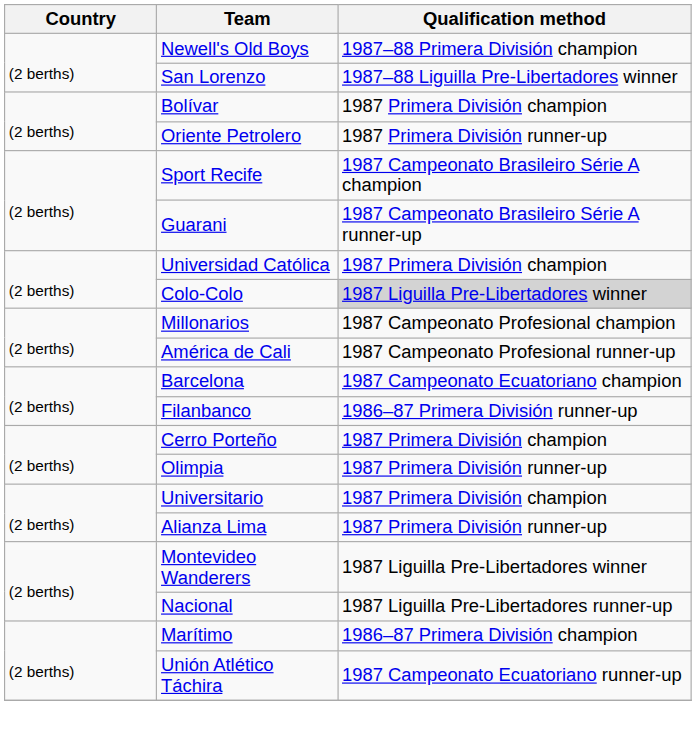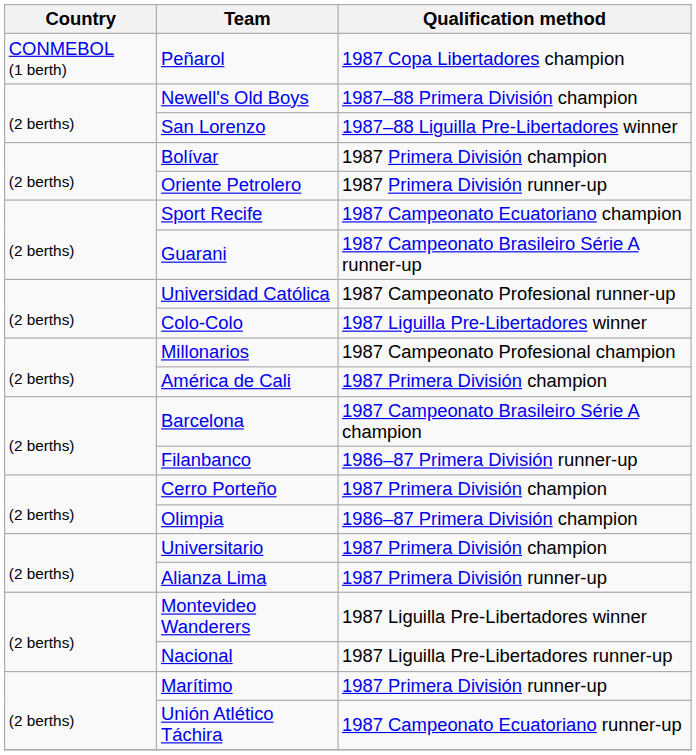+ row: (193, 58)
(490, 175) 1987 Campeonato Brasileiro Série A champion -> (512, 214) 1987 Campeonato Ecuatoriano champion
(474, 264) 1987 Primera División champion -> (509, 293) 1987 Campeonato Profesional runner-up
(494, 293) lightgrey background -> (494, 323) no background
(509, 352) 1987 Campeonato Profesional runner-up -> (474, 381) 1987 Primera División champion
(512, 381) 1987 Campeonato Ecuatoriano champion -> (490, 421) 1987 Campeonato Brasileiro Série A champion
(474, 469) 1987 Primera División runner-up -> (490, 518) 1986–87 Primera División champion
(490, 635) 1986–87 Primera División champion -> (474, 685) 1987 Primera División runner-up
